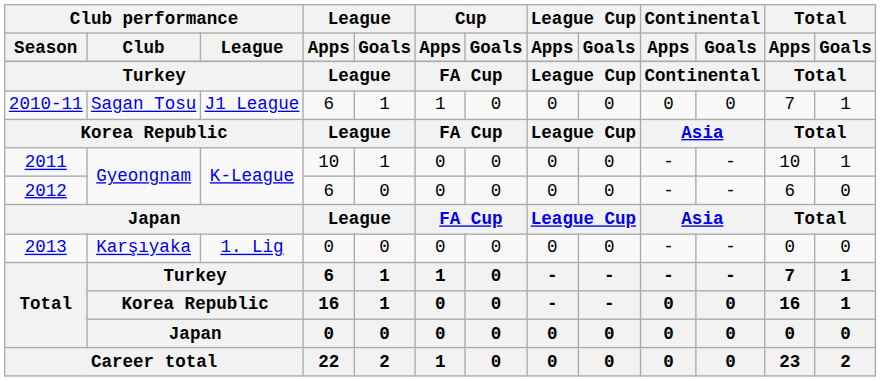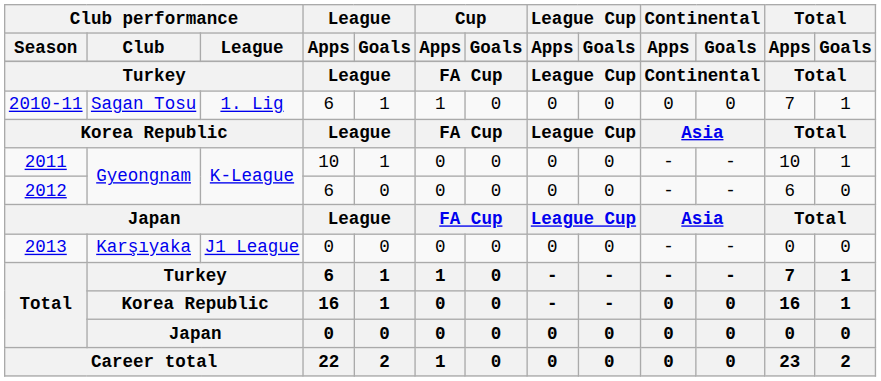(252, 105) J1 League -> (252, 105) 1. Lig
(252, 248) 1. Lig -> (252, 248) J1 League
